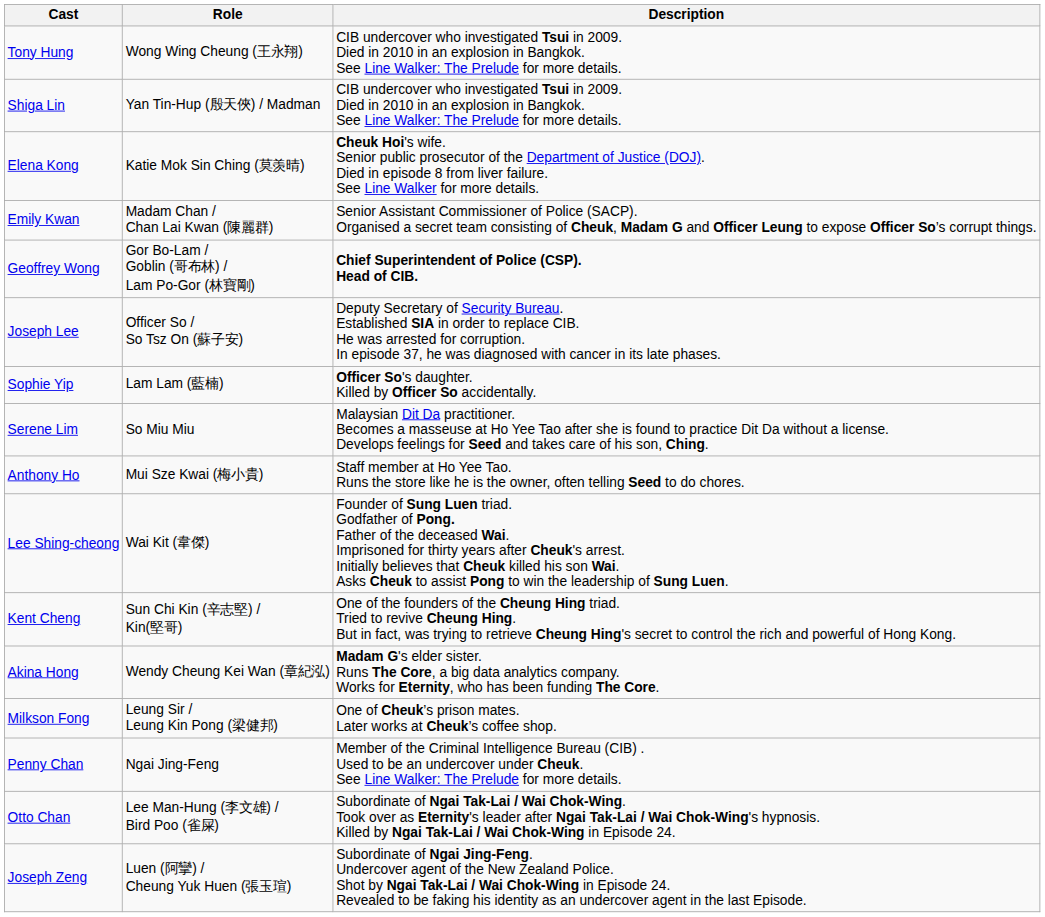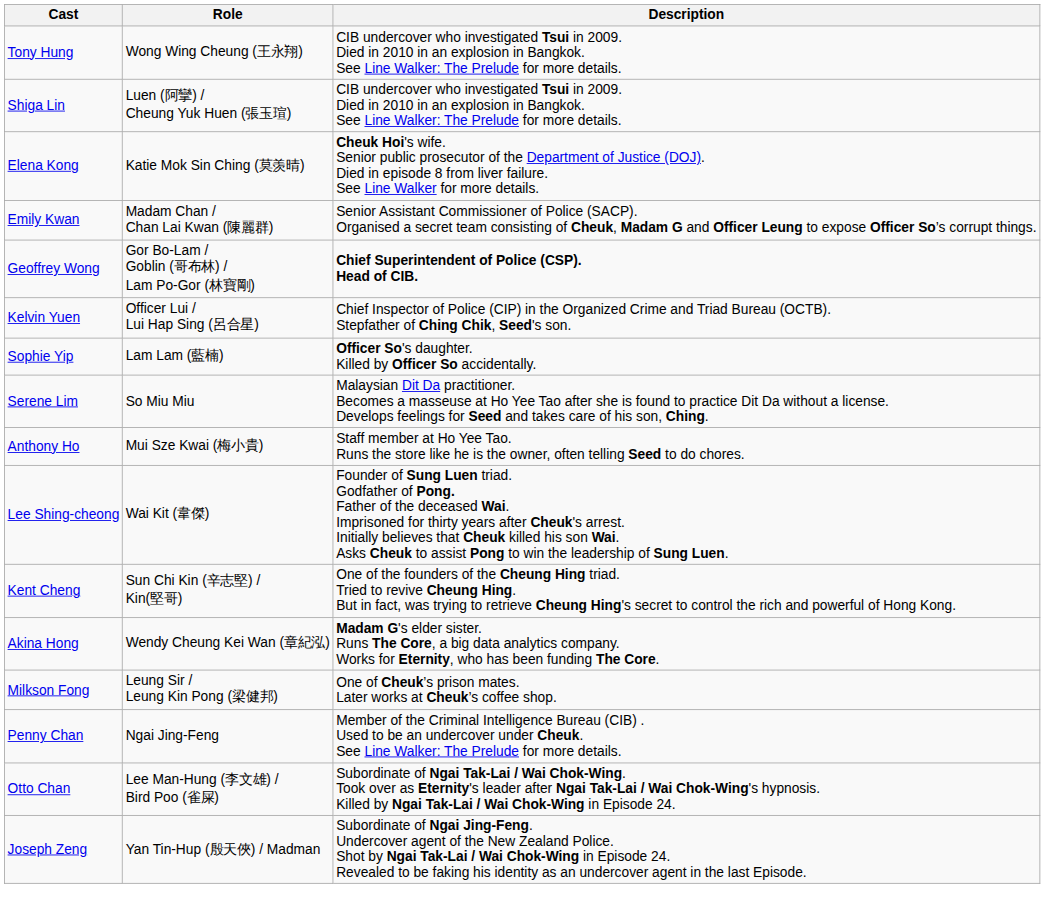(223, 105) Yan Tin-Hup (殷天俠) / Madman -> (209, 105) Luen (阿攣) / Cheung Yuk Huen (張玉瑄)
+ row: (44, 317)
- row: (43, 332)
(209, 877) Luen (阿攣) / Cheung Yuk Huen (張玉瑄) -> (223, 849) Yan Tin-Hup (殷天俠) / Madman
